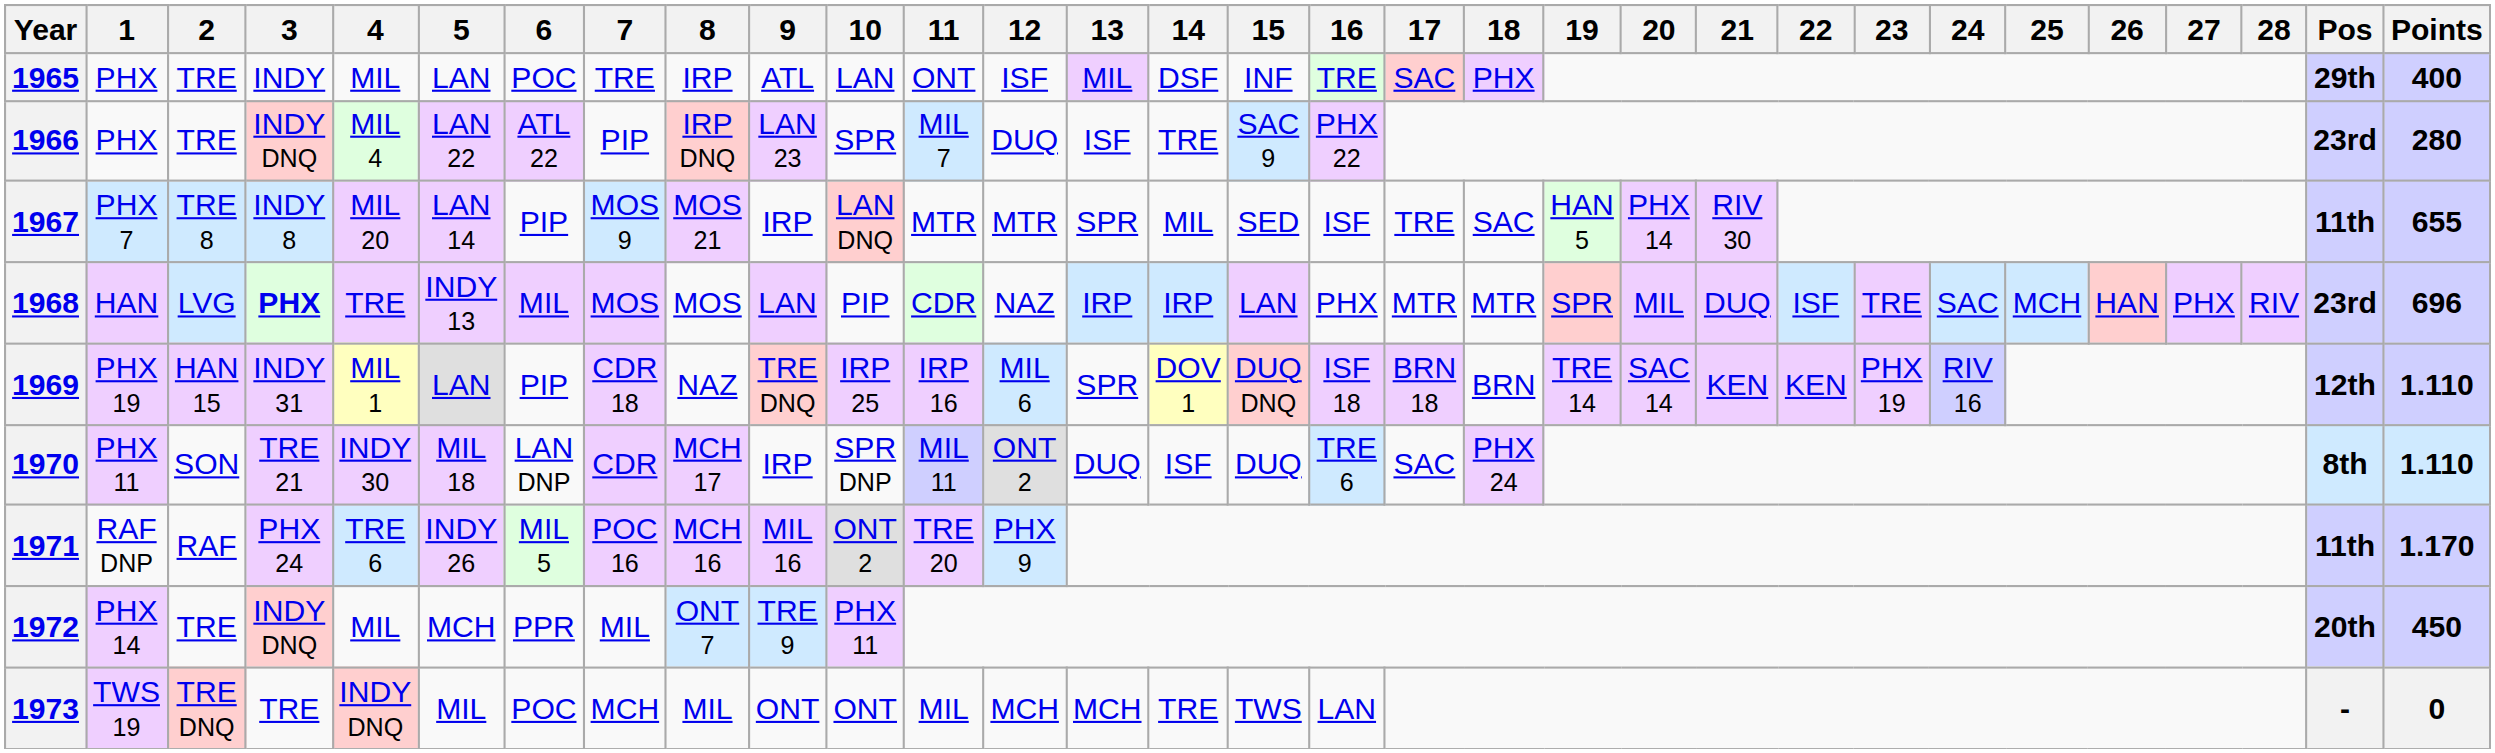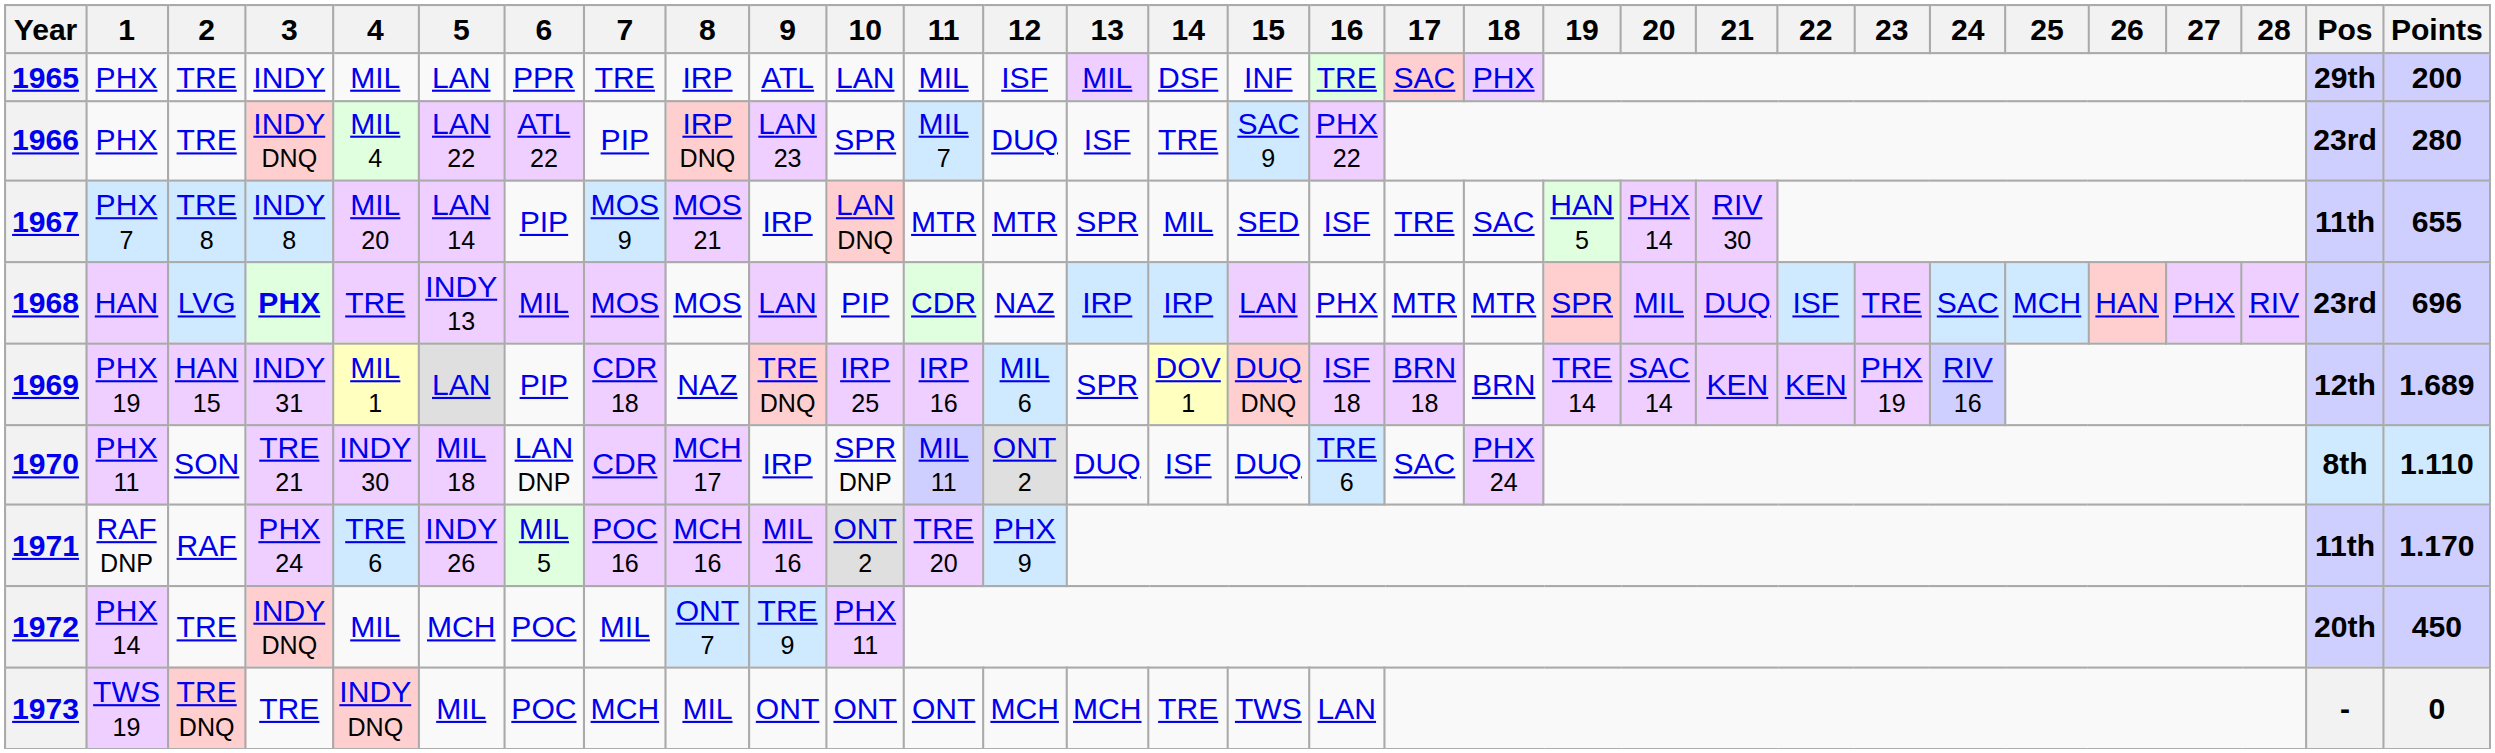(544, 77) POC -> (544, 77) PPR
(944, 77) ONT -> (944, 77) MIL
(2437, 77) 400 -> (2437, 77) 200
(2437, 384) 1.110 -> (2437, 384) 1.689
(544, 627) PPR -> (544, 627) POC
(944, 708) MIL -> (944, 708) ONT
